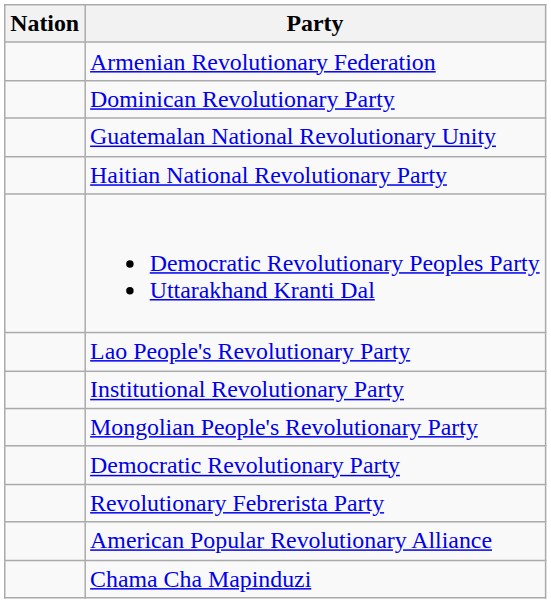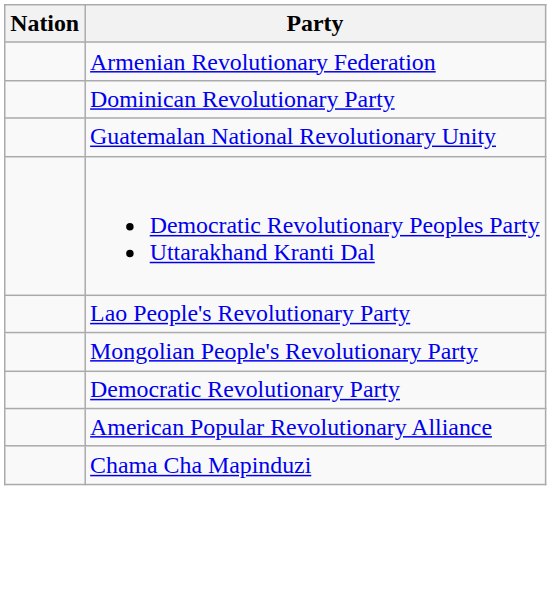- row: (269, 174)
- row: (247, 389)
- row: (237, 502)
